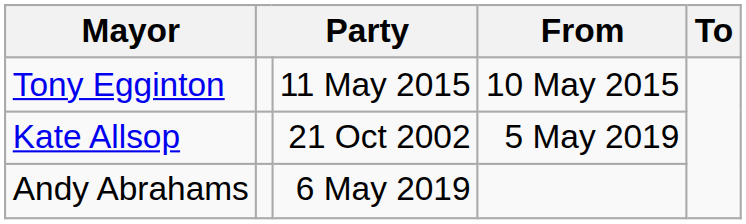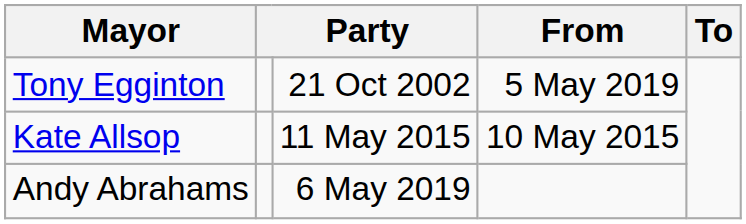(375, 84) 11 May 2015 -> (379, 84) 21 Oct 2002
(583, 84) 10 May 2015 -> (592, 84) 5 May 2019
(379, 137) 21 Oct 2002 -> (375, 137) 11 May 2015
(592, 137) 5 May 2019 -> (583, 137) 10 May 2015
